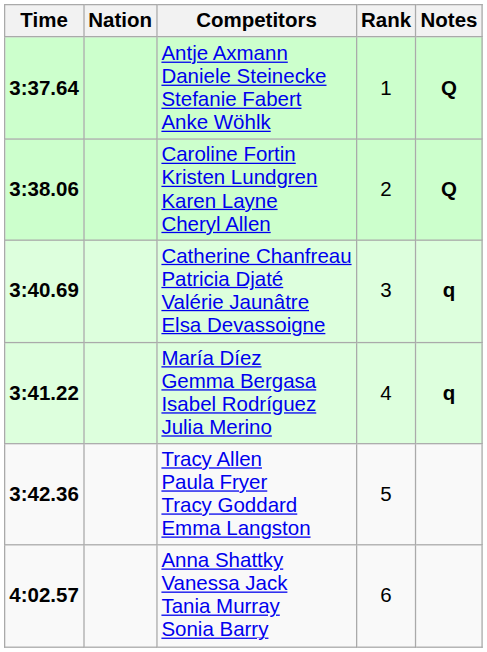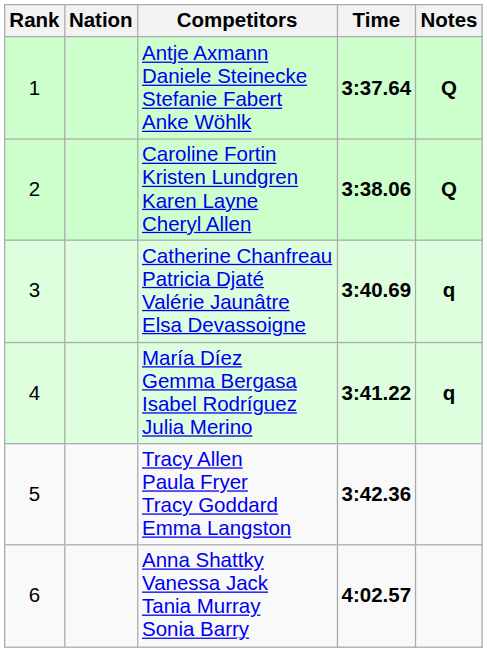columns swapped: (386, 20) <-> (44, 20)
